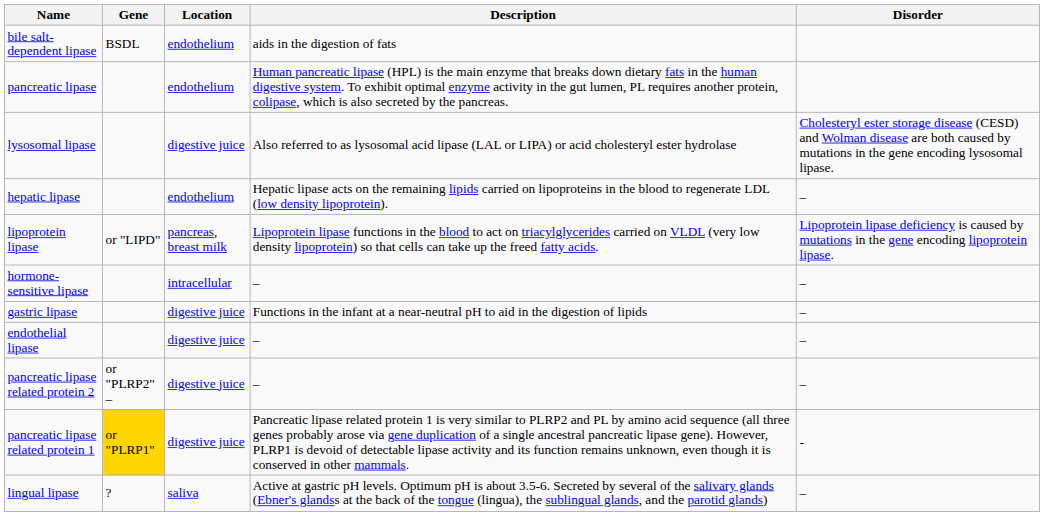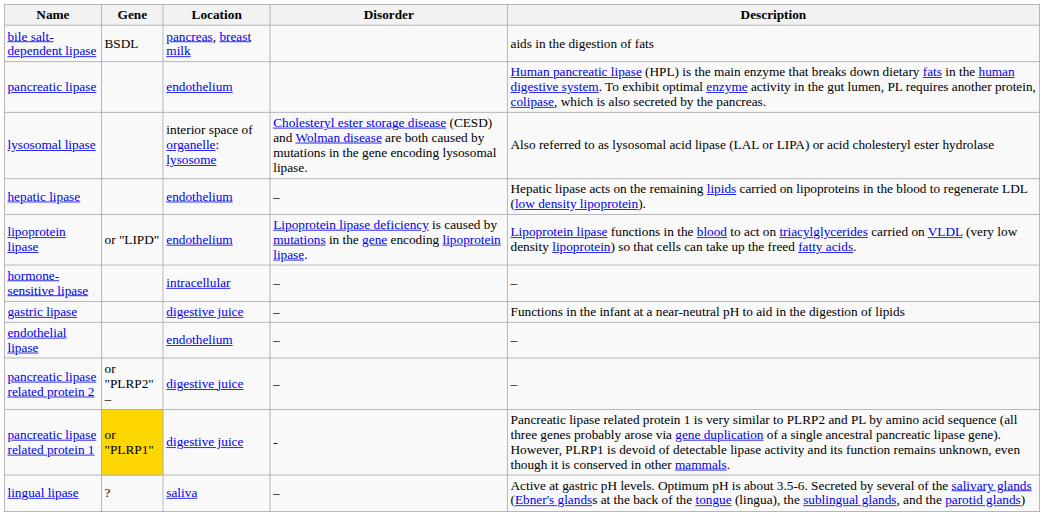columns swapped: (523, 15) <-> (918, 15)
(201, 43) endothelium -> (209, 43) pancreas, breast milk
(206, 145) digestive juice -> (209, 145) interior space of organelle: lysosome
(197, 239) pancreas, breast milk -> (199, 239) endothelium
(206, 340) digestive juice -> (199, 340) endothelium
